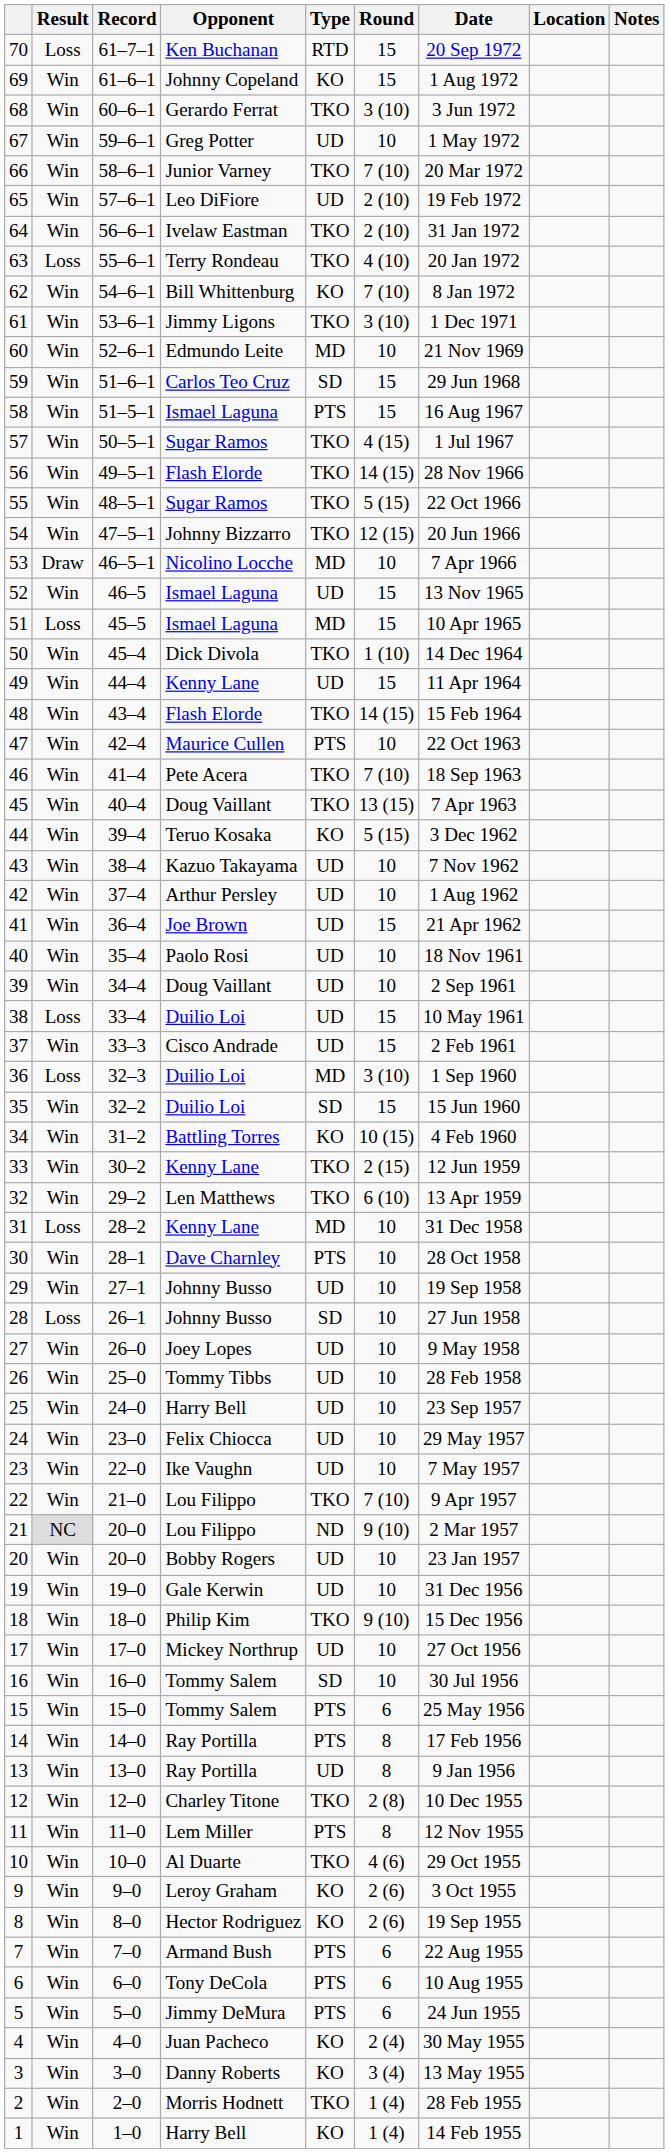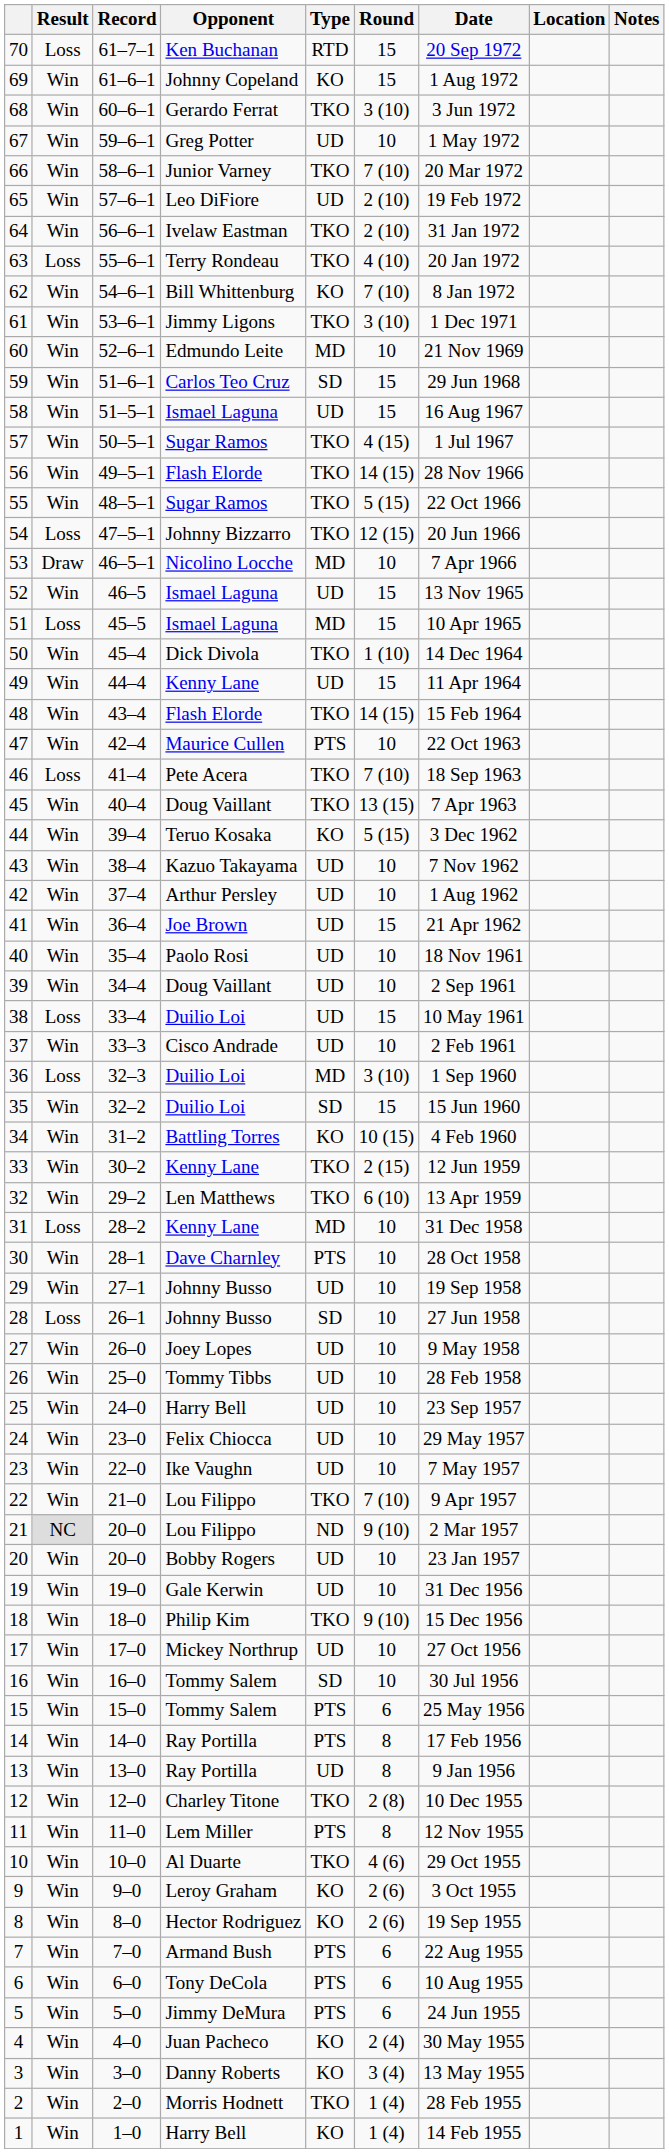(330, 412) PTS -> (330, 412) UD
(63, 532) Win -> (63, 532) Loss
(63, 774) Win -> (63, 774) Loss
(386, 1046) 15 -> (386, 1046) 10
